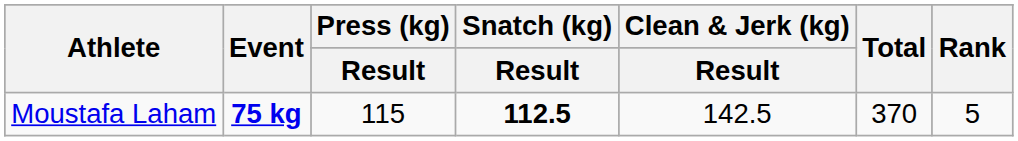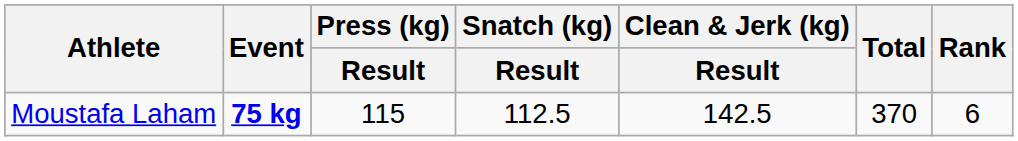(537, 113) bold -> (537, 113) normal
(972, 113) 5 -> (972, 113) 6
